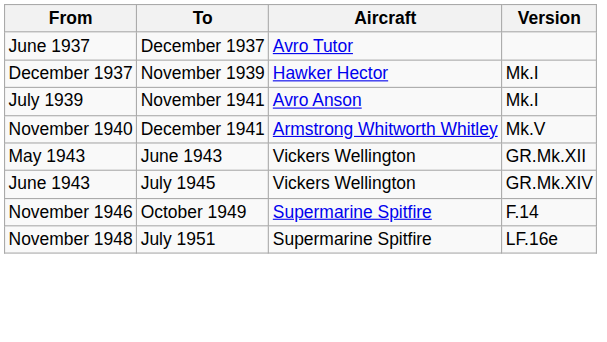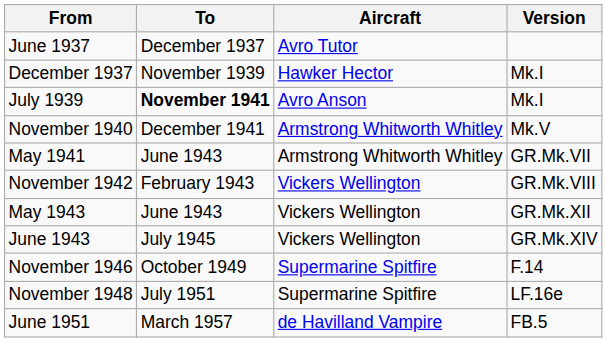(203, 101) normal -> (205, 101) bold
+ row: (47, 156)
+ row: (71, 184)
+ row: (49, 322)
